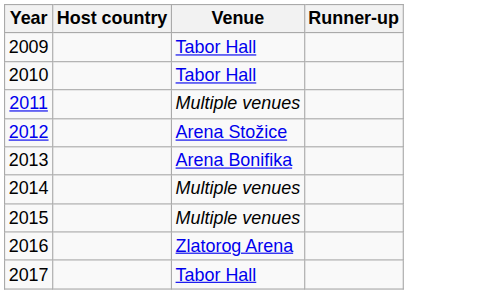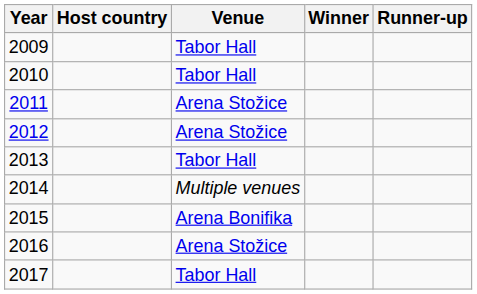+ column: (339, 18)
(238, 103) Multiple venues -> (231, 103) Arena Stožice
(234, 160) Arena Bonifika -> (216, 160) Tabor Hall
(238, 217) Multiple venues -> (234, 217) Arena Bonifika
(234, 246) Zlatorog Arena -> (231, 246) Arena Stožice
